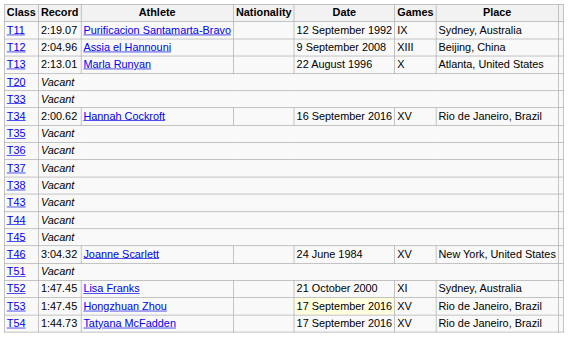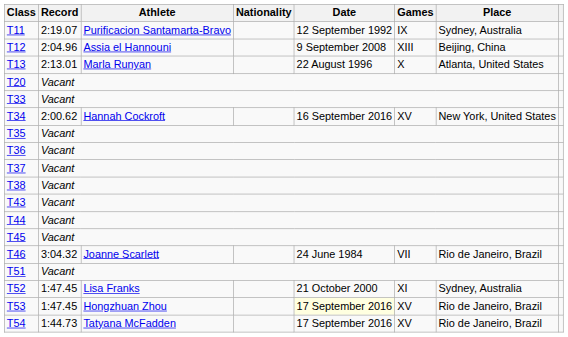(490, 116) Rio de Janeiro, Brazil -> (497, 116) New York, United States
(404, 254) XV -> (404, 254) VII
(497, 254) New York, United States -> (490, 254) Rio de Janeiro, Brazil
